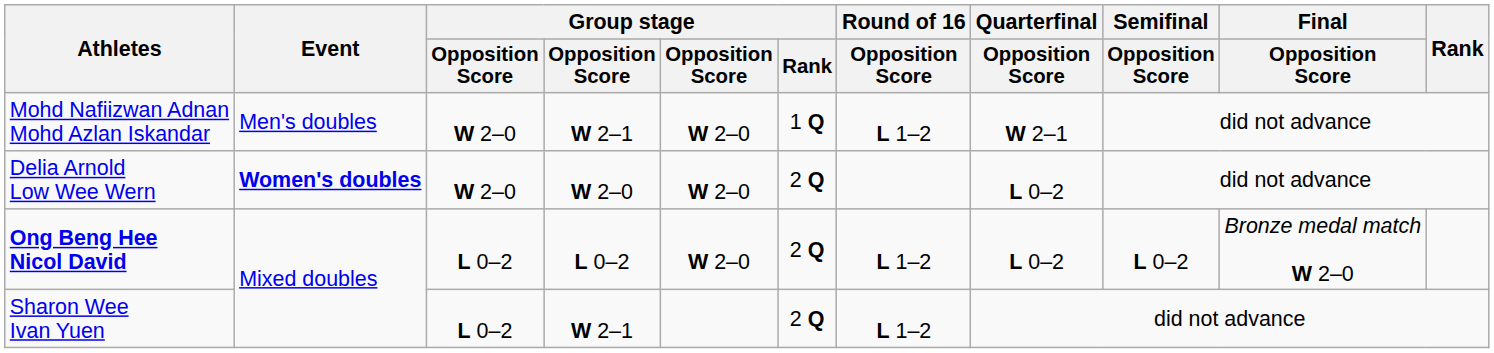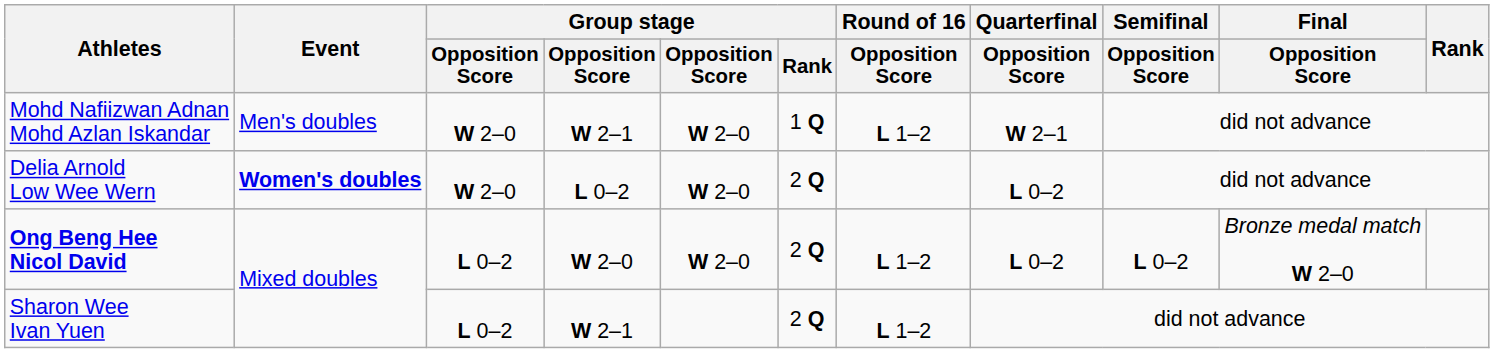(602, 192) W 2–0 -> (602, 192) L 0–2
(602, 262) L 0–2 -> (602, 262) W 2–0
